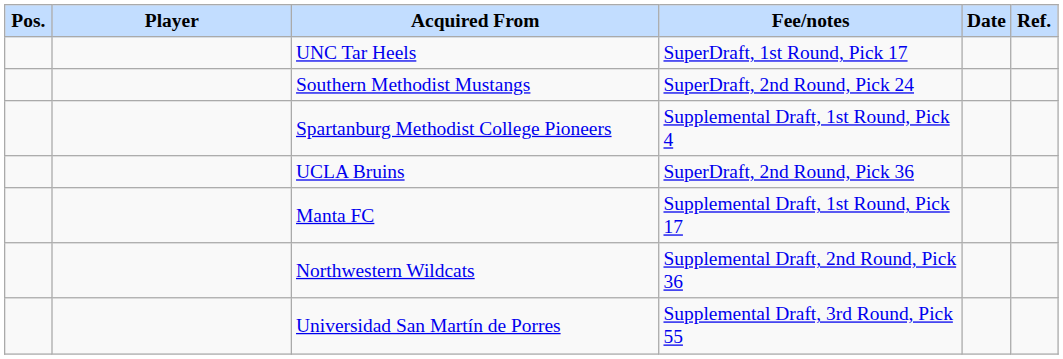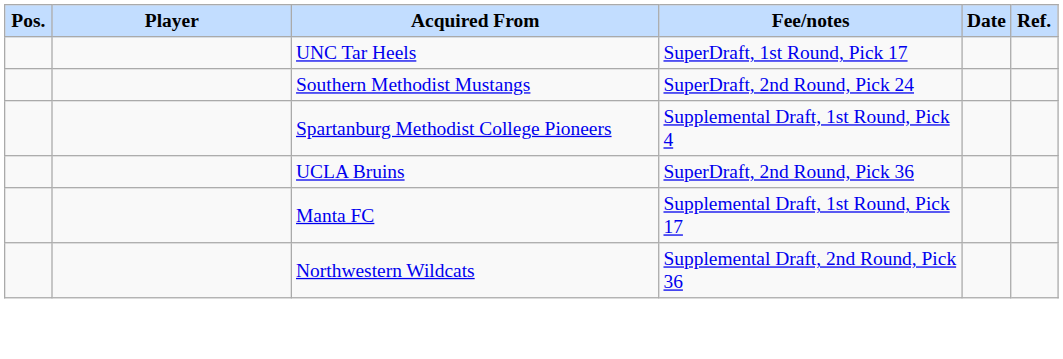- row: (428, 325)
